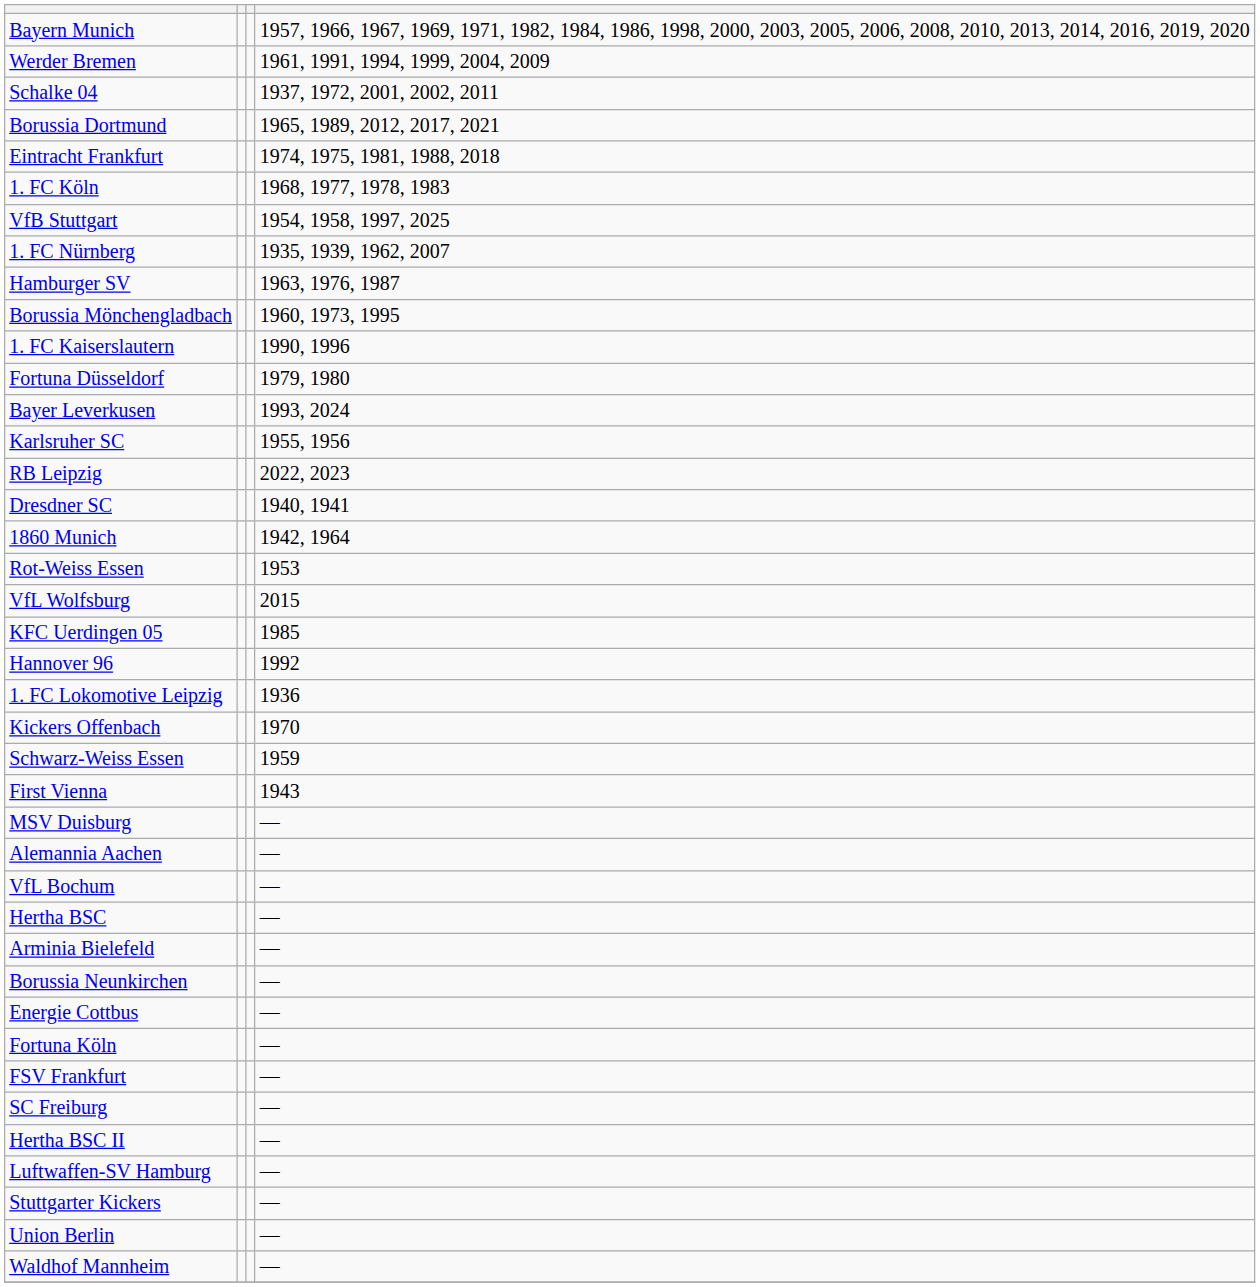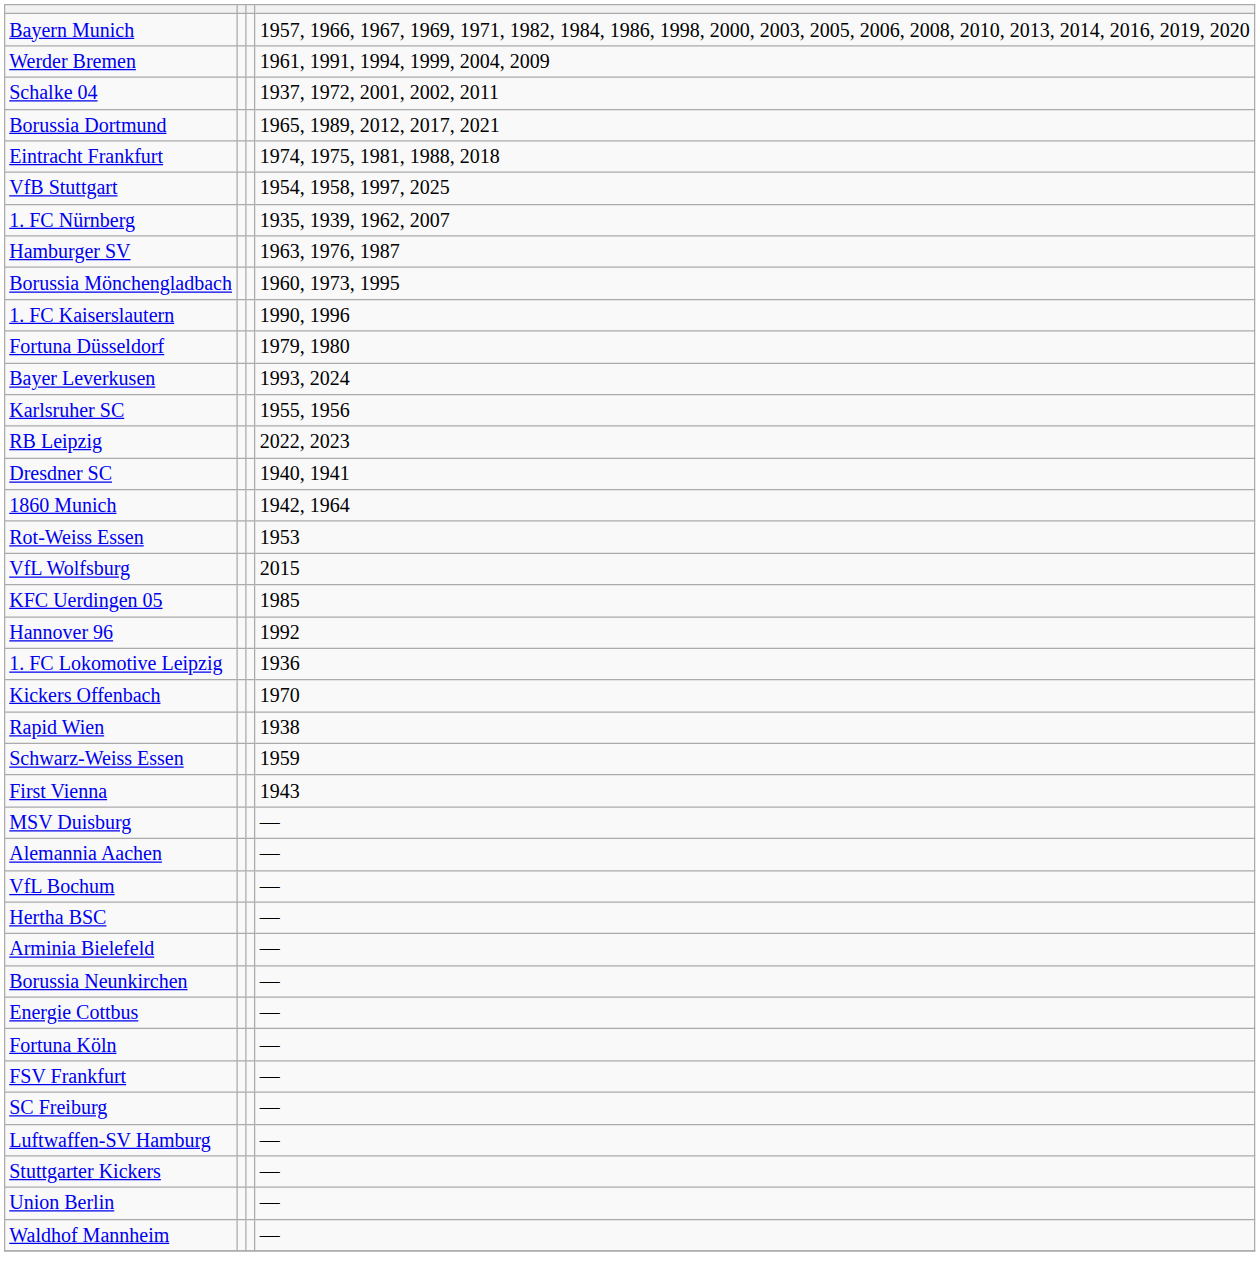- row: (54, 188)
+ row: (57, 727)
- row: (67, 1139)
